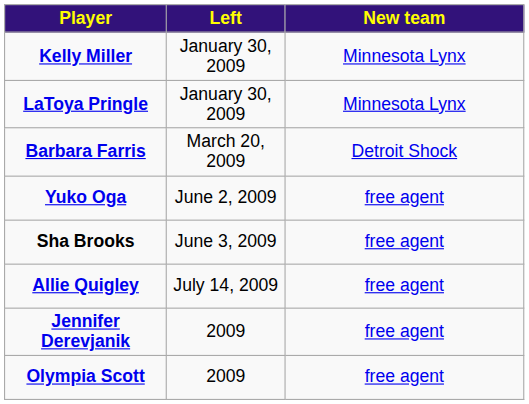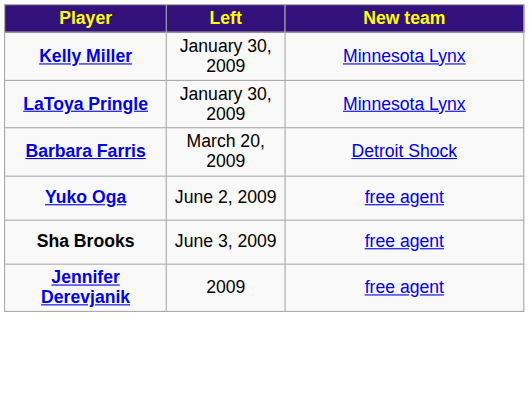- row: (86, 285)
- row: (86, 377)
